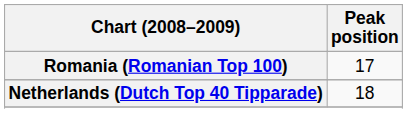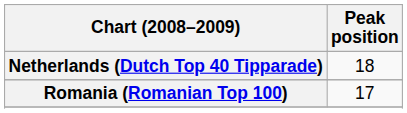rows swapped: (166, 93) <-> (166, 65)
